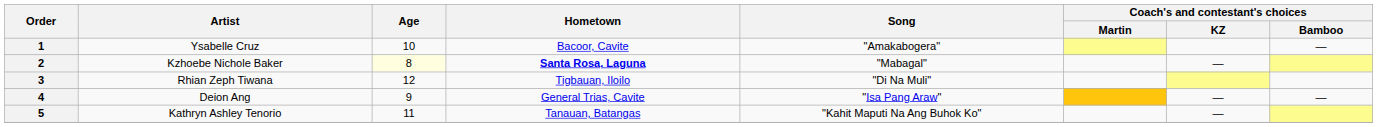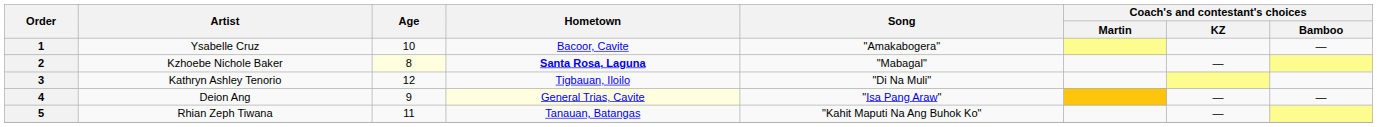(225, 80) Rhian Zeph Tiwana -> (225, 80) Kathryn Ashley Tenorio
(593, 97) no background -> (593, 97) lightyellow background
(225, 114) Kathryn Ashley Tenorio -> (225, 114) Rhian Zeph Tiwana
